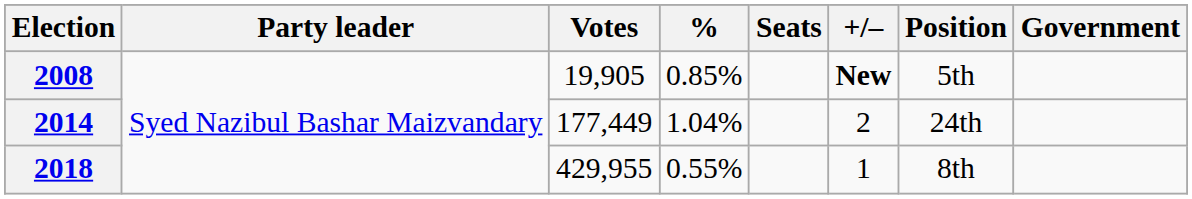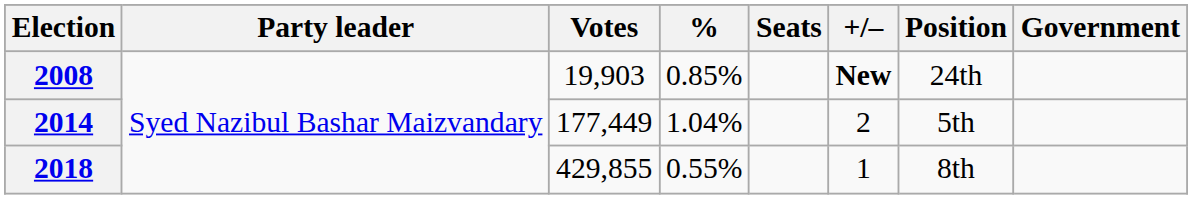(604, 74) 19,905 -> (604, 74) 19,903
(956, 74) 5th -> (956, 74) 24th
(956, 121) 24th -> (956, 121) 5th
(604, 168) 429,955 -> (604, 168) 429,855
